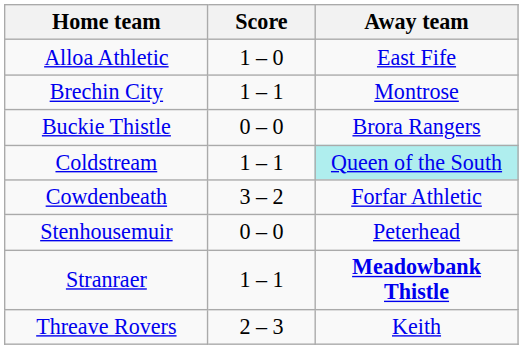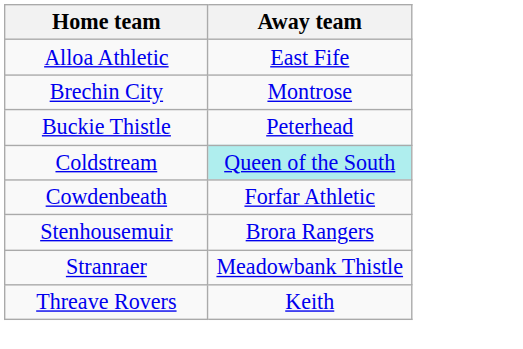- column: (261, 22)
(417, 127) Brora Rangers -> (310, 127) Peterhead
(417, 232) Peterhead -> (310, 232) Brora Rangers
(417, 279) bold -> (310, 267) normal
